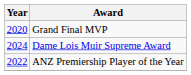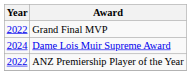(17, 29) 2020 -> (17, 29) 2022
